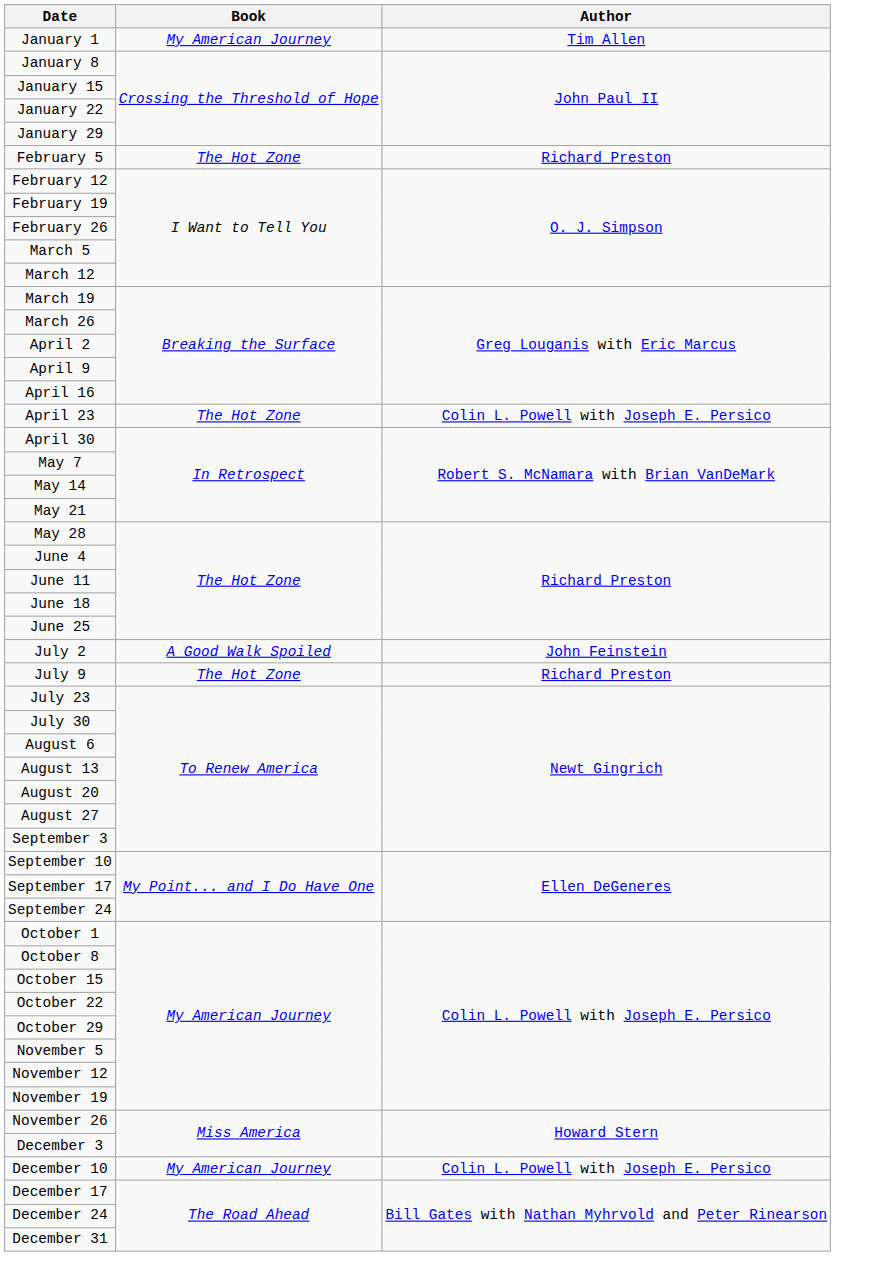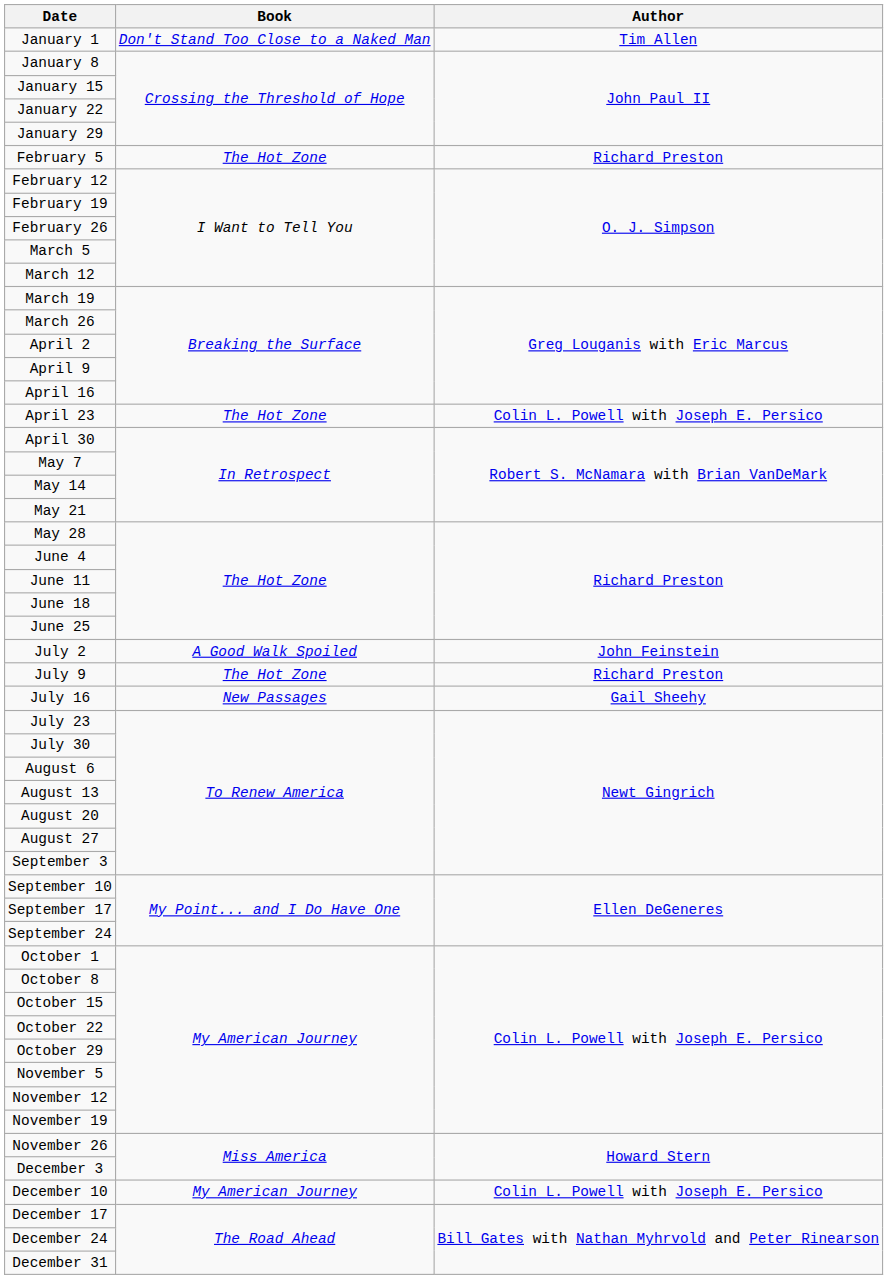(249, 40) My American Journey -> (275, 40) Don't Stand Too Close to a Naked Man
+ row: (60, 698)
